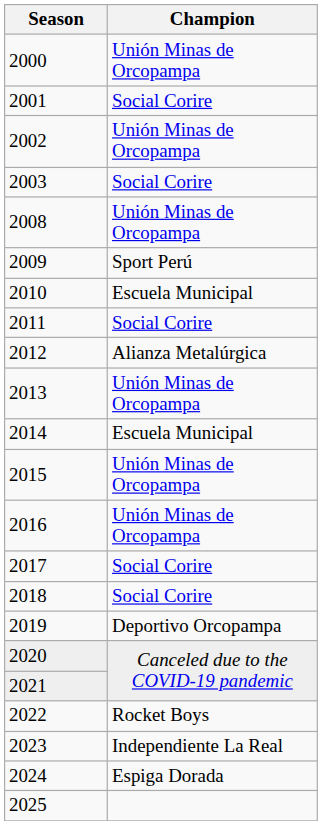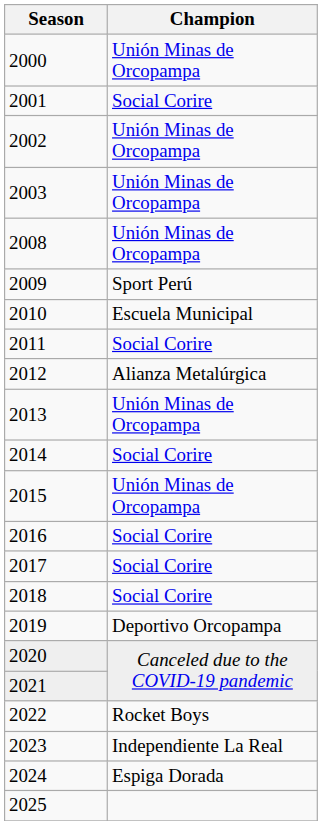(162, 181) Social Corire -> (173, 192) Unión Minas de Orcopampa
(183, 433) Escuela Municipal -> (162, 455) Social Corire
(173, 525) Unión Minas de Orcopampa -> (162, 536) Social Corire
